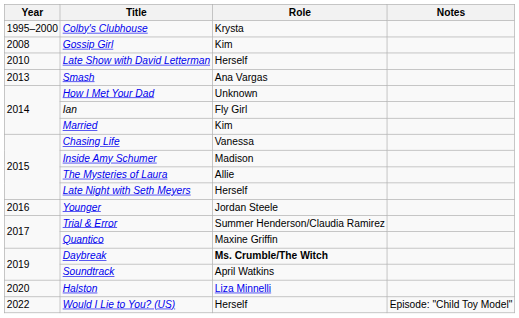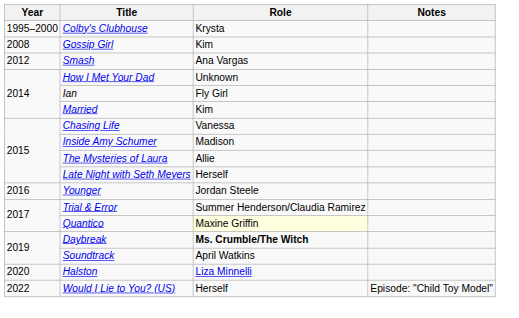- row: (136, 61)
(18, 77) 2013 -> (18, 61) 2012
(246, 239) no background -> (227, 223) lightyellow background
